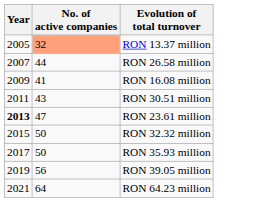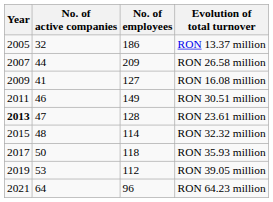+ column: (147, 19)
(41, 44) lightsalmon background -> (41, 44) no background
(41, 98) 43 -> (41, 98) 46
(41, 134) 50 -> (41, 134) 48
(41, 170) 56 -> (41, 170) 53
